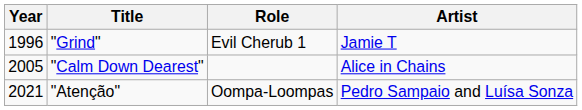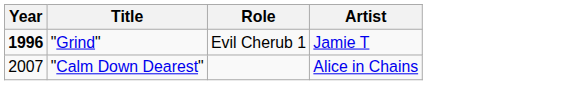(26, 42) normal -> (26, 42) bold
(26, 67) 2005 -> (26, 67) 2007
- row: (85, 92)
